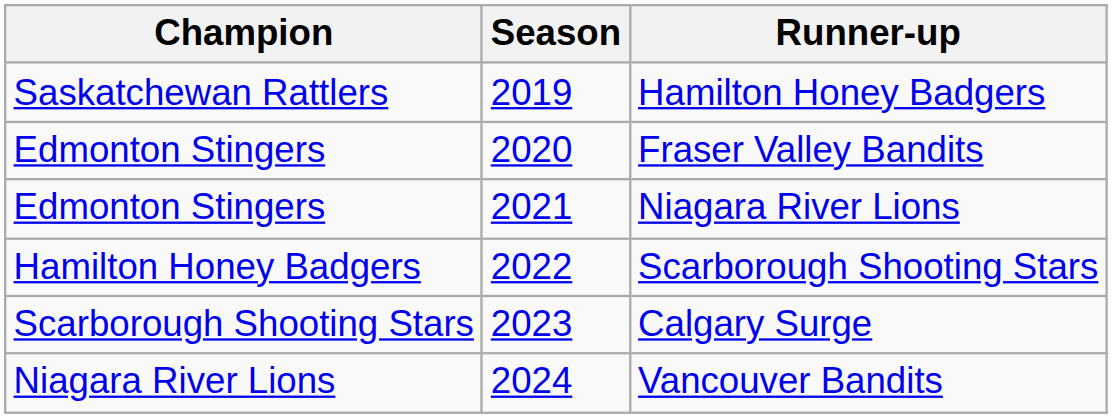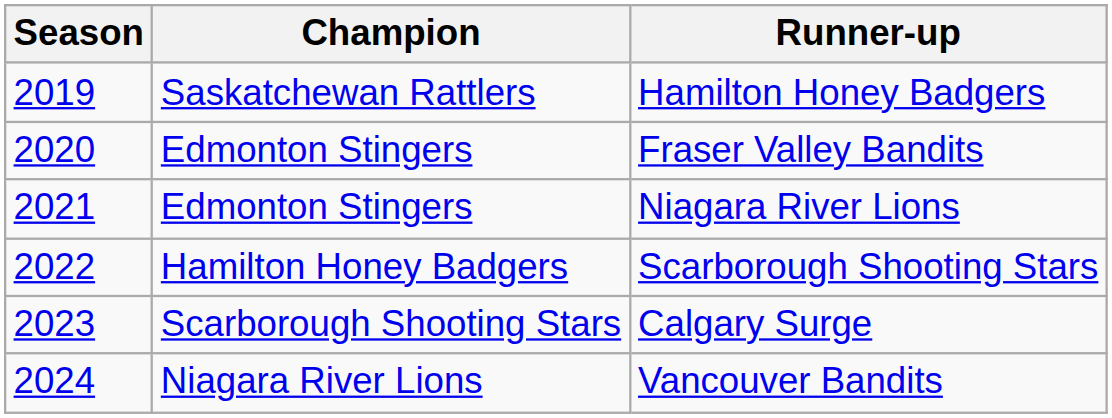columns swapped: (556, 33) <-> (244, 33)
